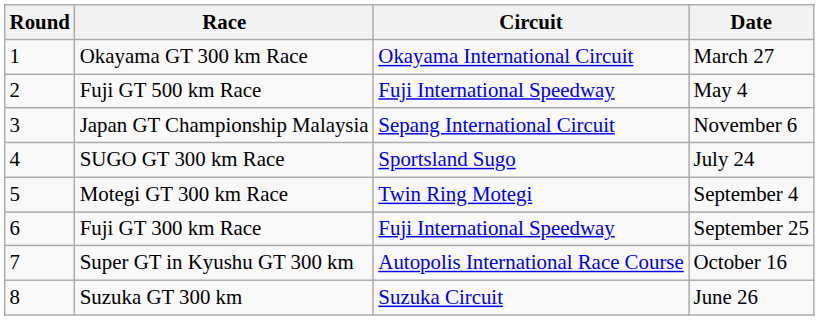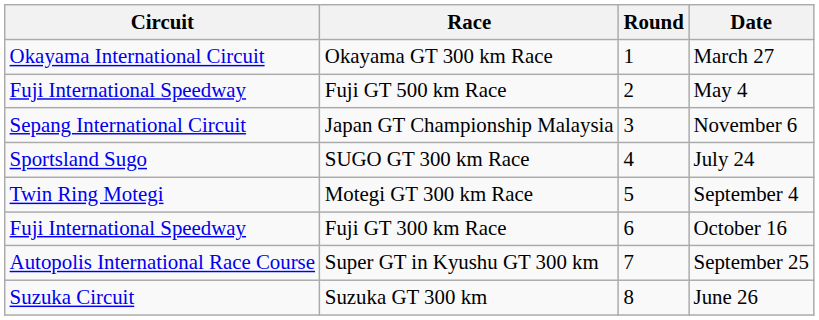columns swapped: (40, 22) <-> (531, 22)
(751, 228) September 25 -> (740, 228) October 16
(740, 263) October 16 -> (751, 263) September 25
